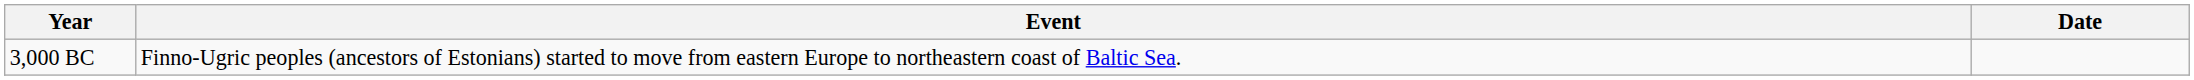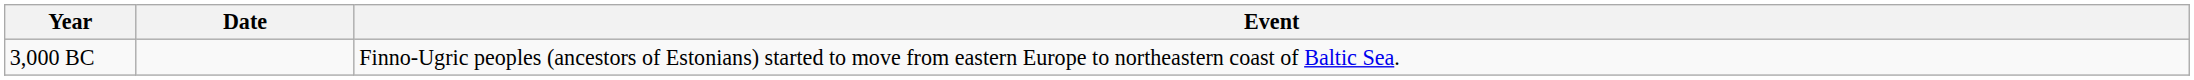columns swapped: (2080, 22) <-> (1053, 22)
